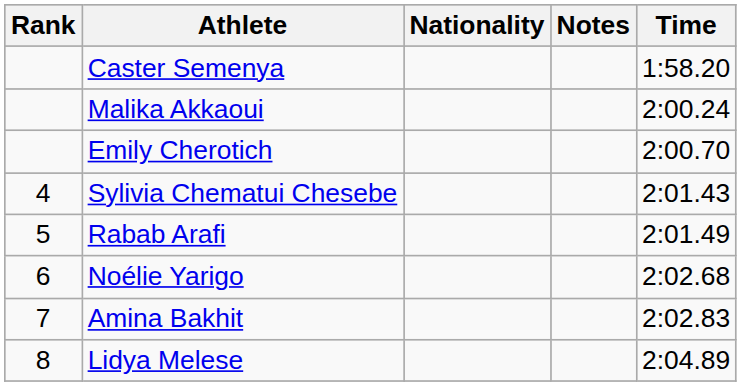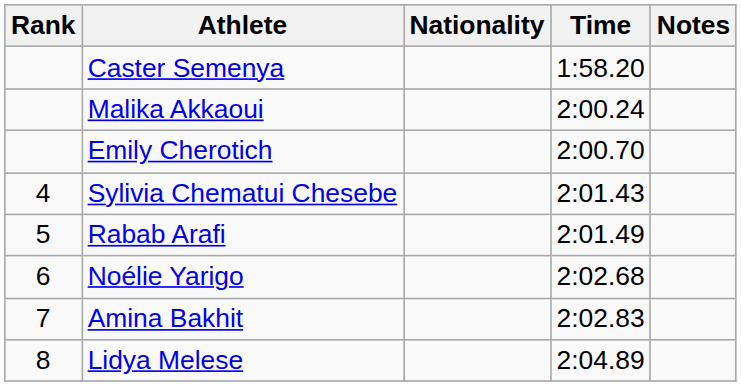columns swapped: (686, 25) <-> (593, 25)
